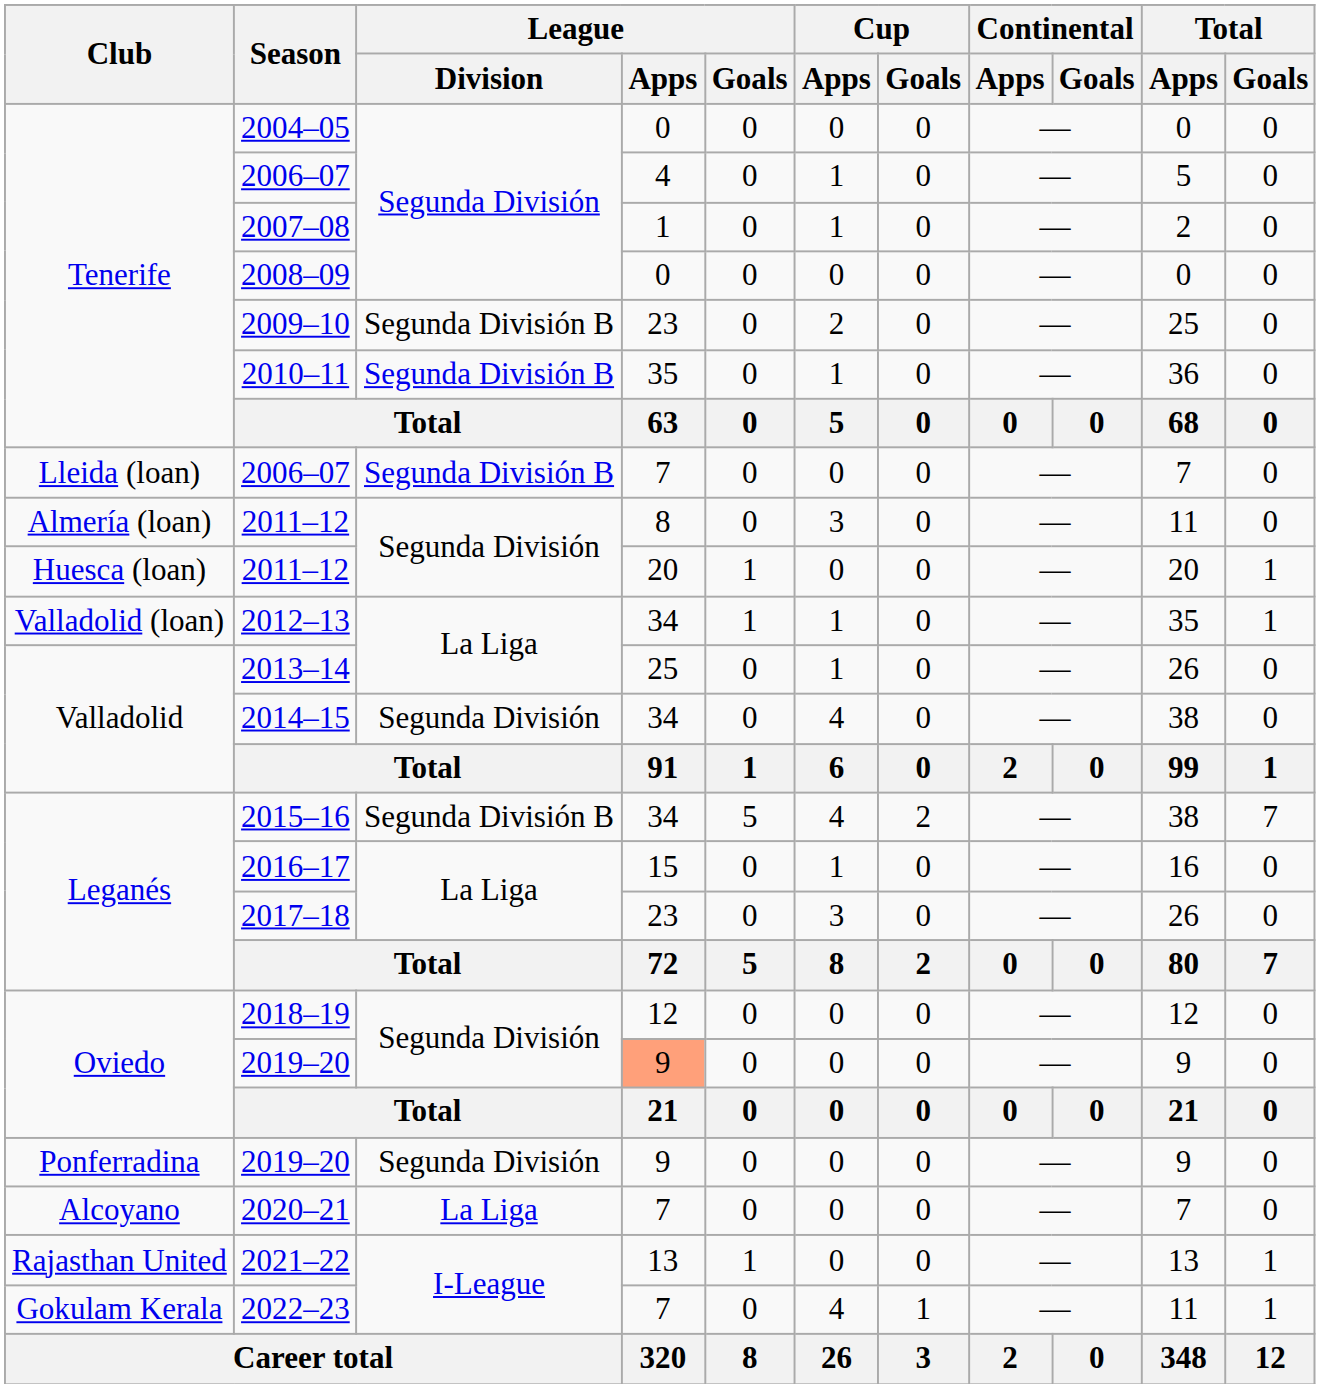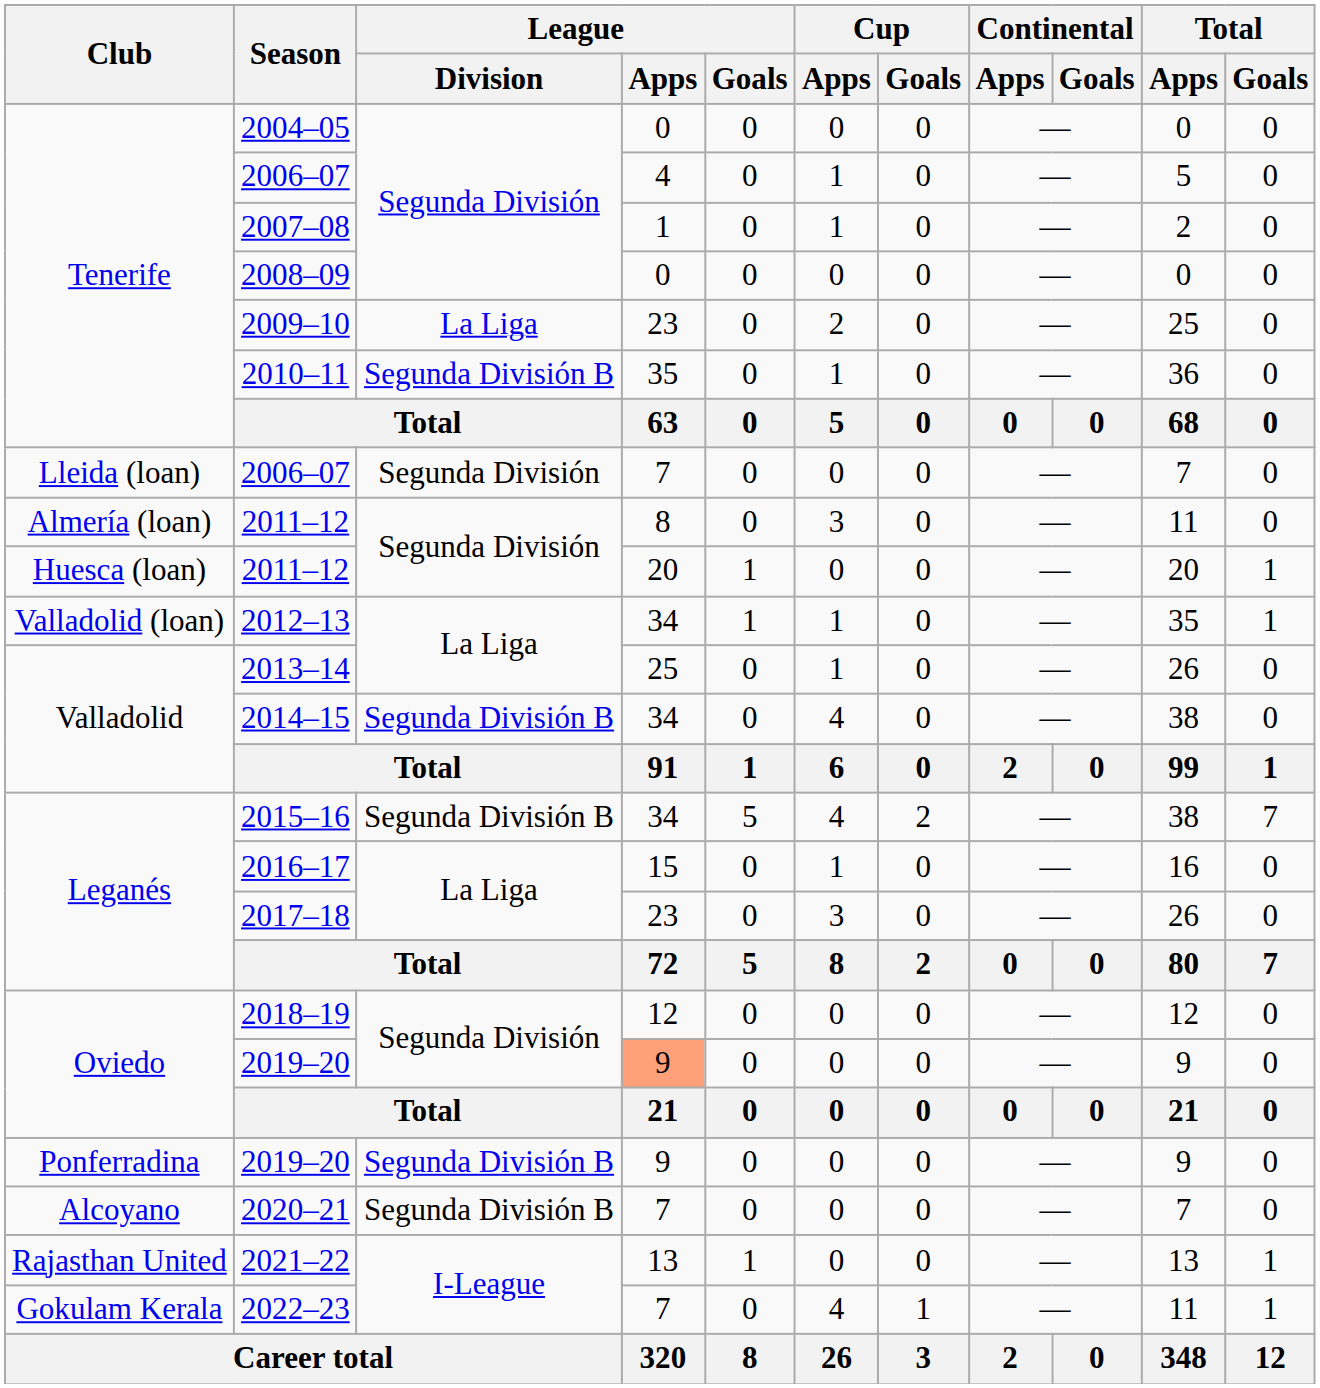(489, 324) Segunda División B -> (489, 324) La Liga
(489, 472) Segunda División B -> (489, 472) Segunda División
(489, 718) Segunda División -> (489, 718) Segunda División B
(489, 1161) Segunda División -> (489, 1161) Segunda División B
(489, 1210) La Liga -> (489, 1210) Segunda División B
